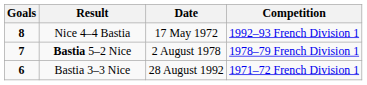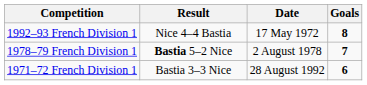columns swapped: (22, 13) <-> (294, 13)
